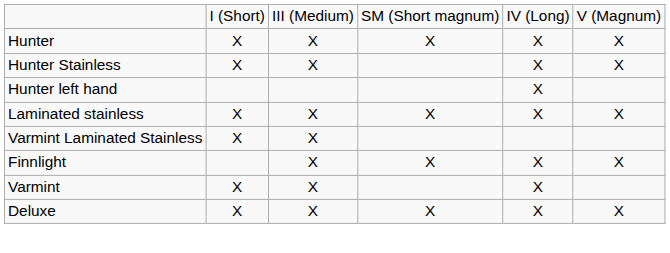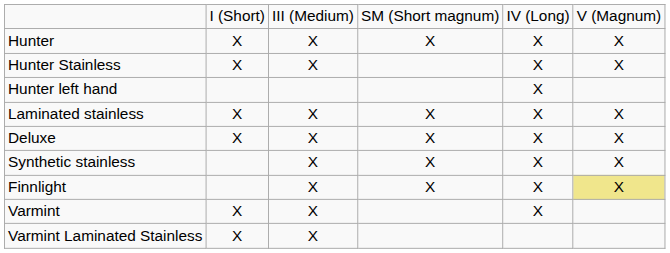rows swapped: (32, 211) <-> (105, 138)
+ row: (72, 162)
(619, 162) no background -> (619, 187) khaki background
